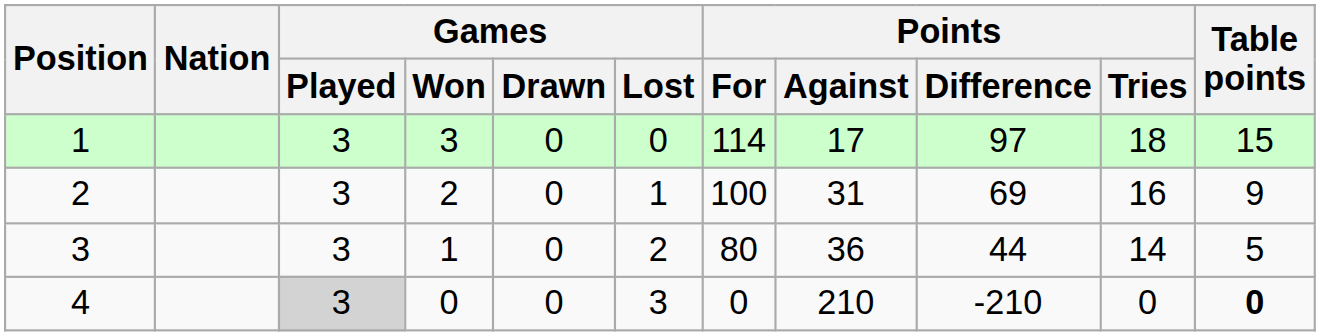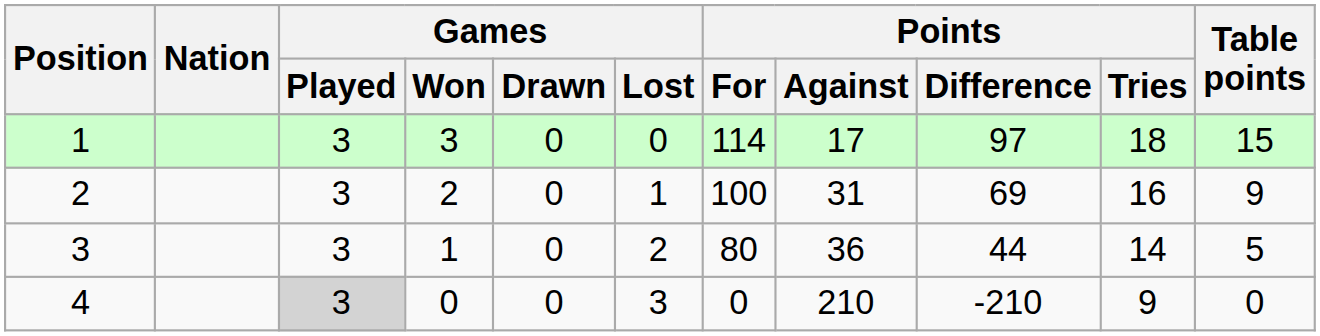(1148, 303) 0 -> (1148, 303) 9
(1255, 303) bold -> (1255, 303) normal
